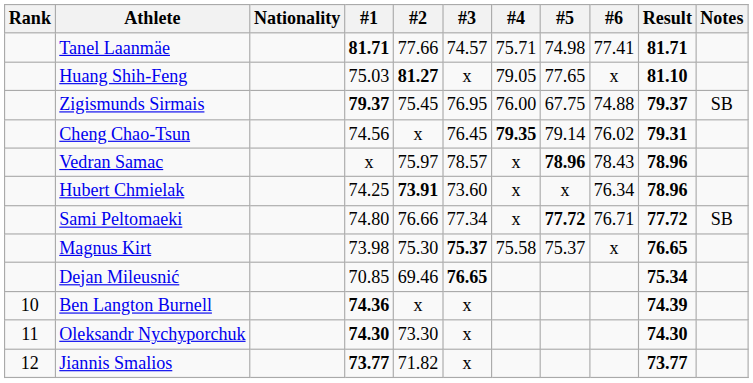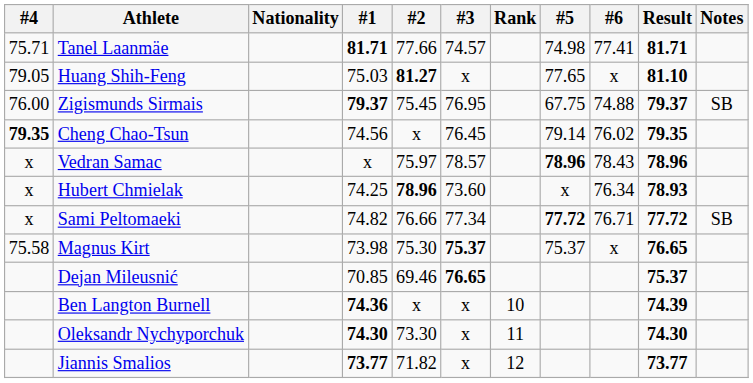columns swapped: (30, 18) <-> (516, 18)
(667, 133) 79.31 -> (667, 133) 79.35
(418, 190) 73.91 -> (416, 190) 78.96
(667, 190) 78.96 -> (667, 190) 78.93
(369, 219) 74.80 -> (367, 219) 74.82
(667, 276) 75.34 -> (667, 276) 75.37
